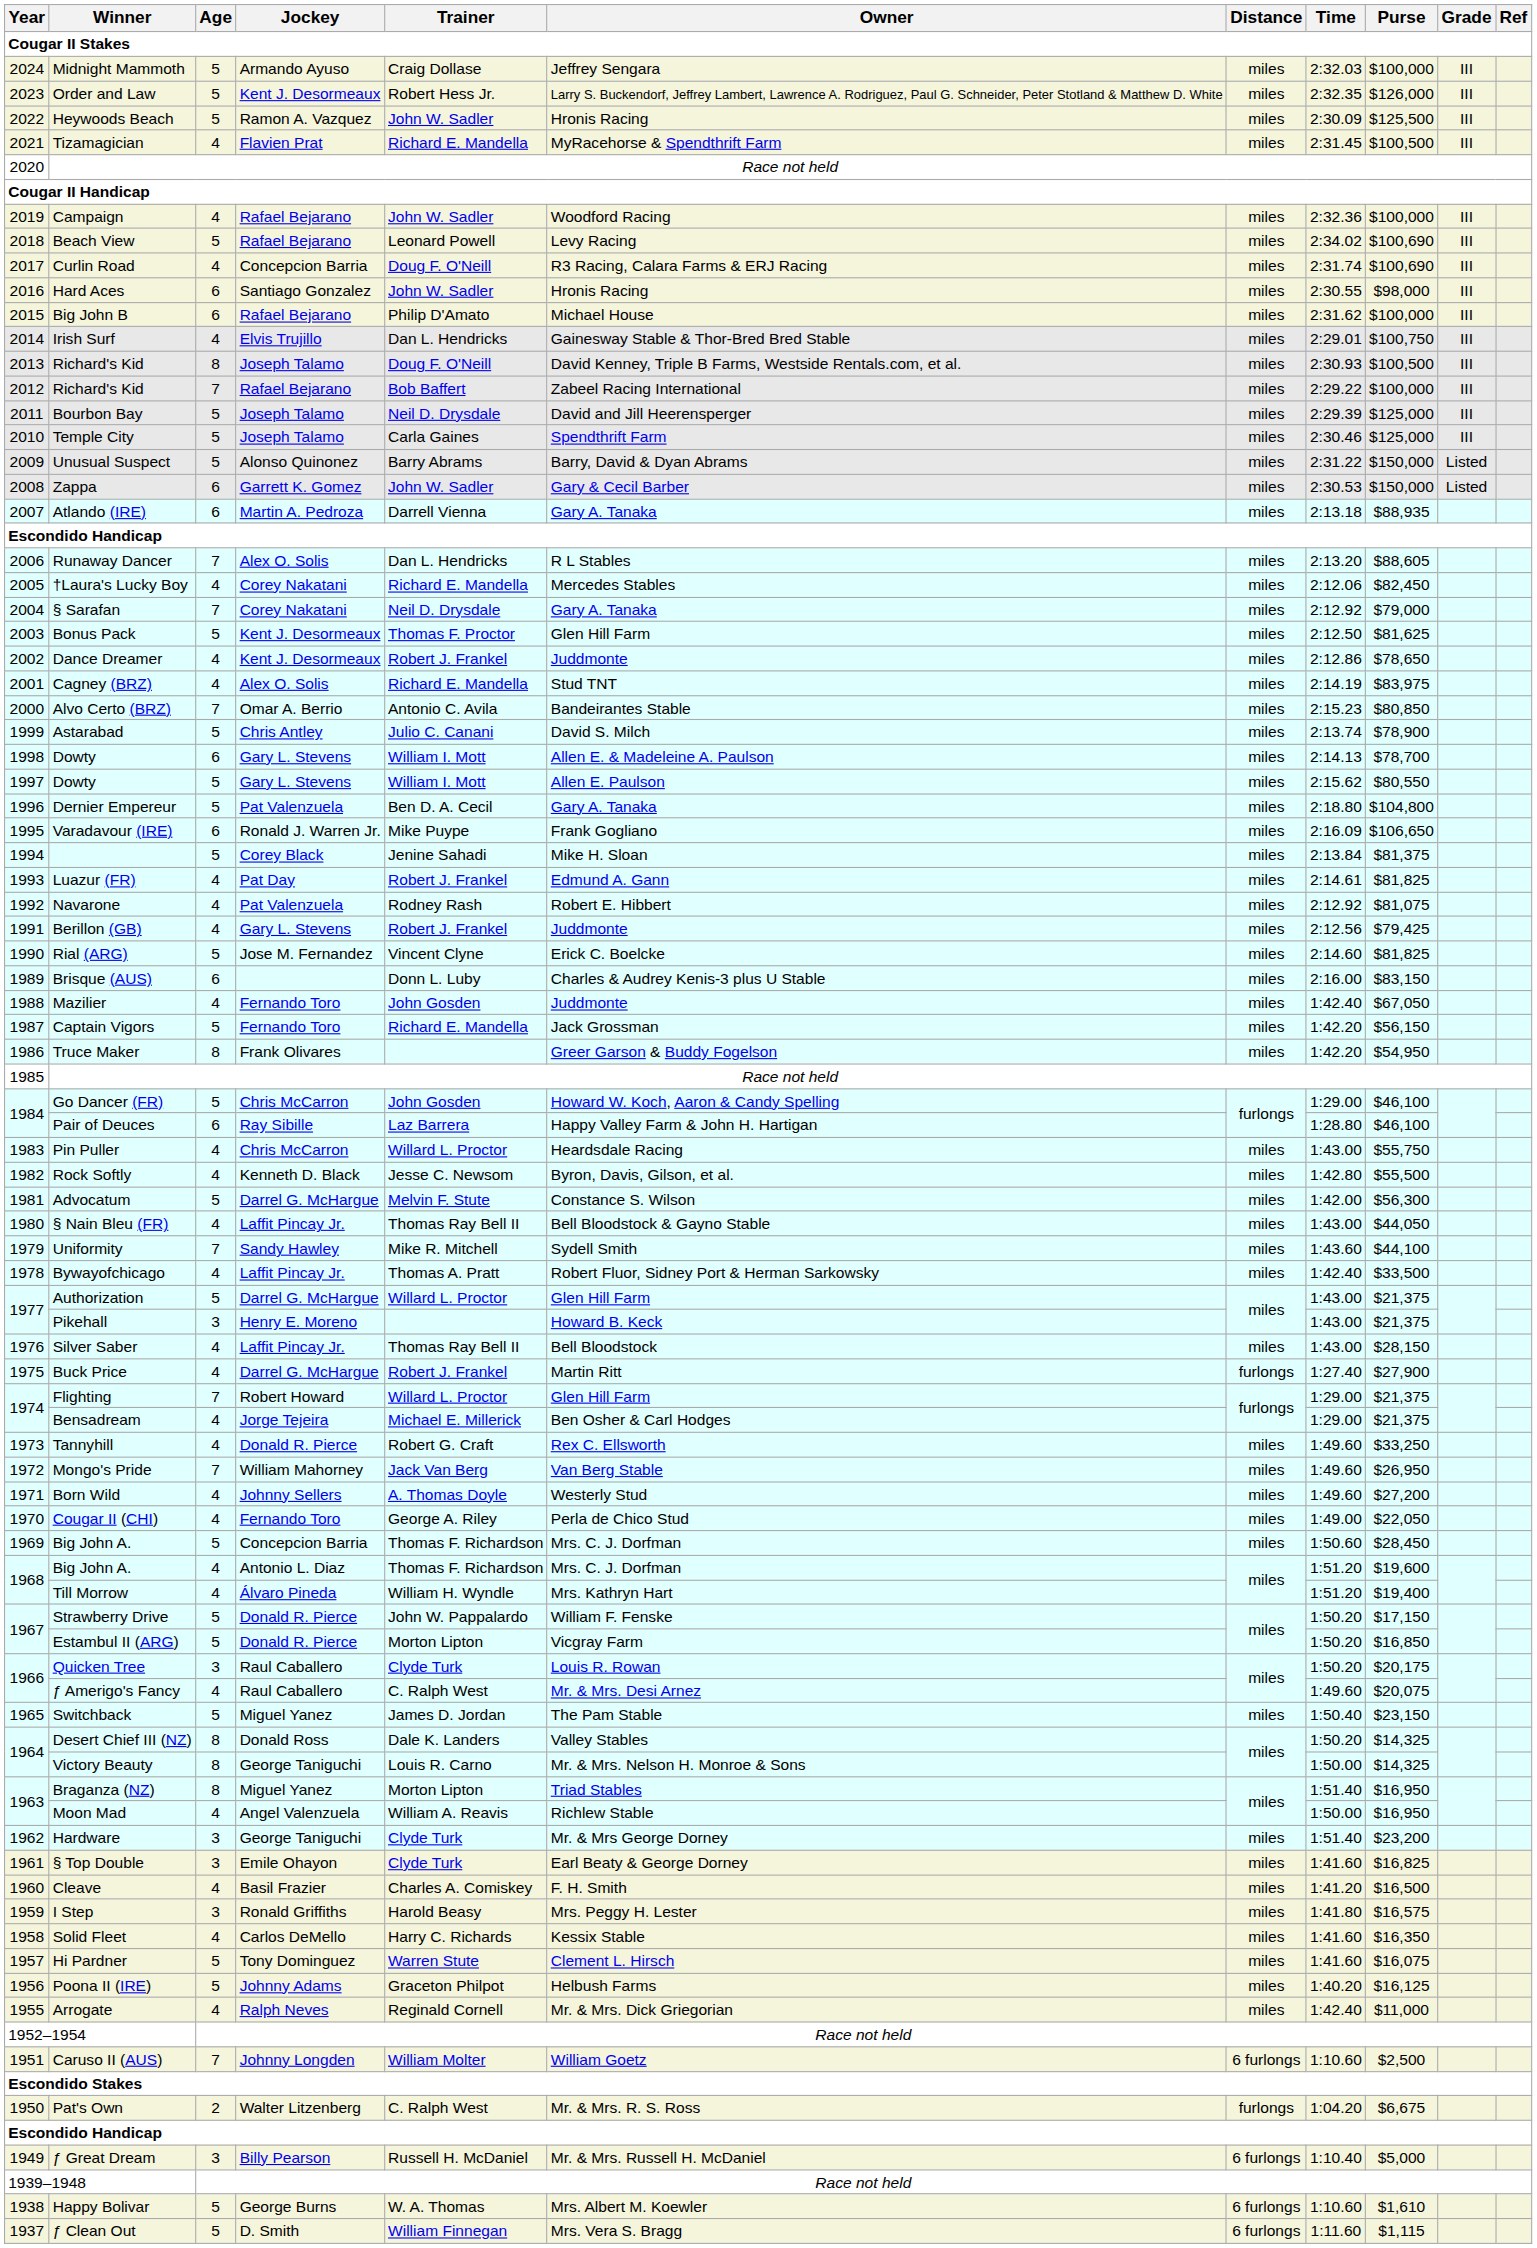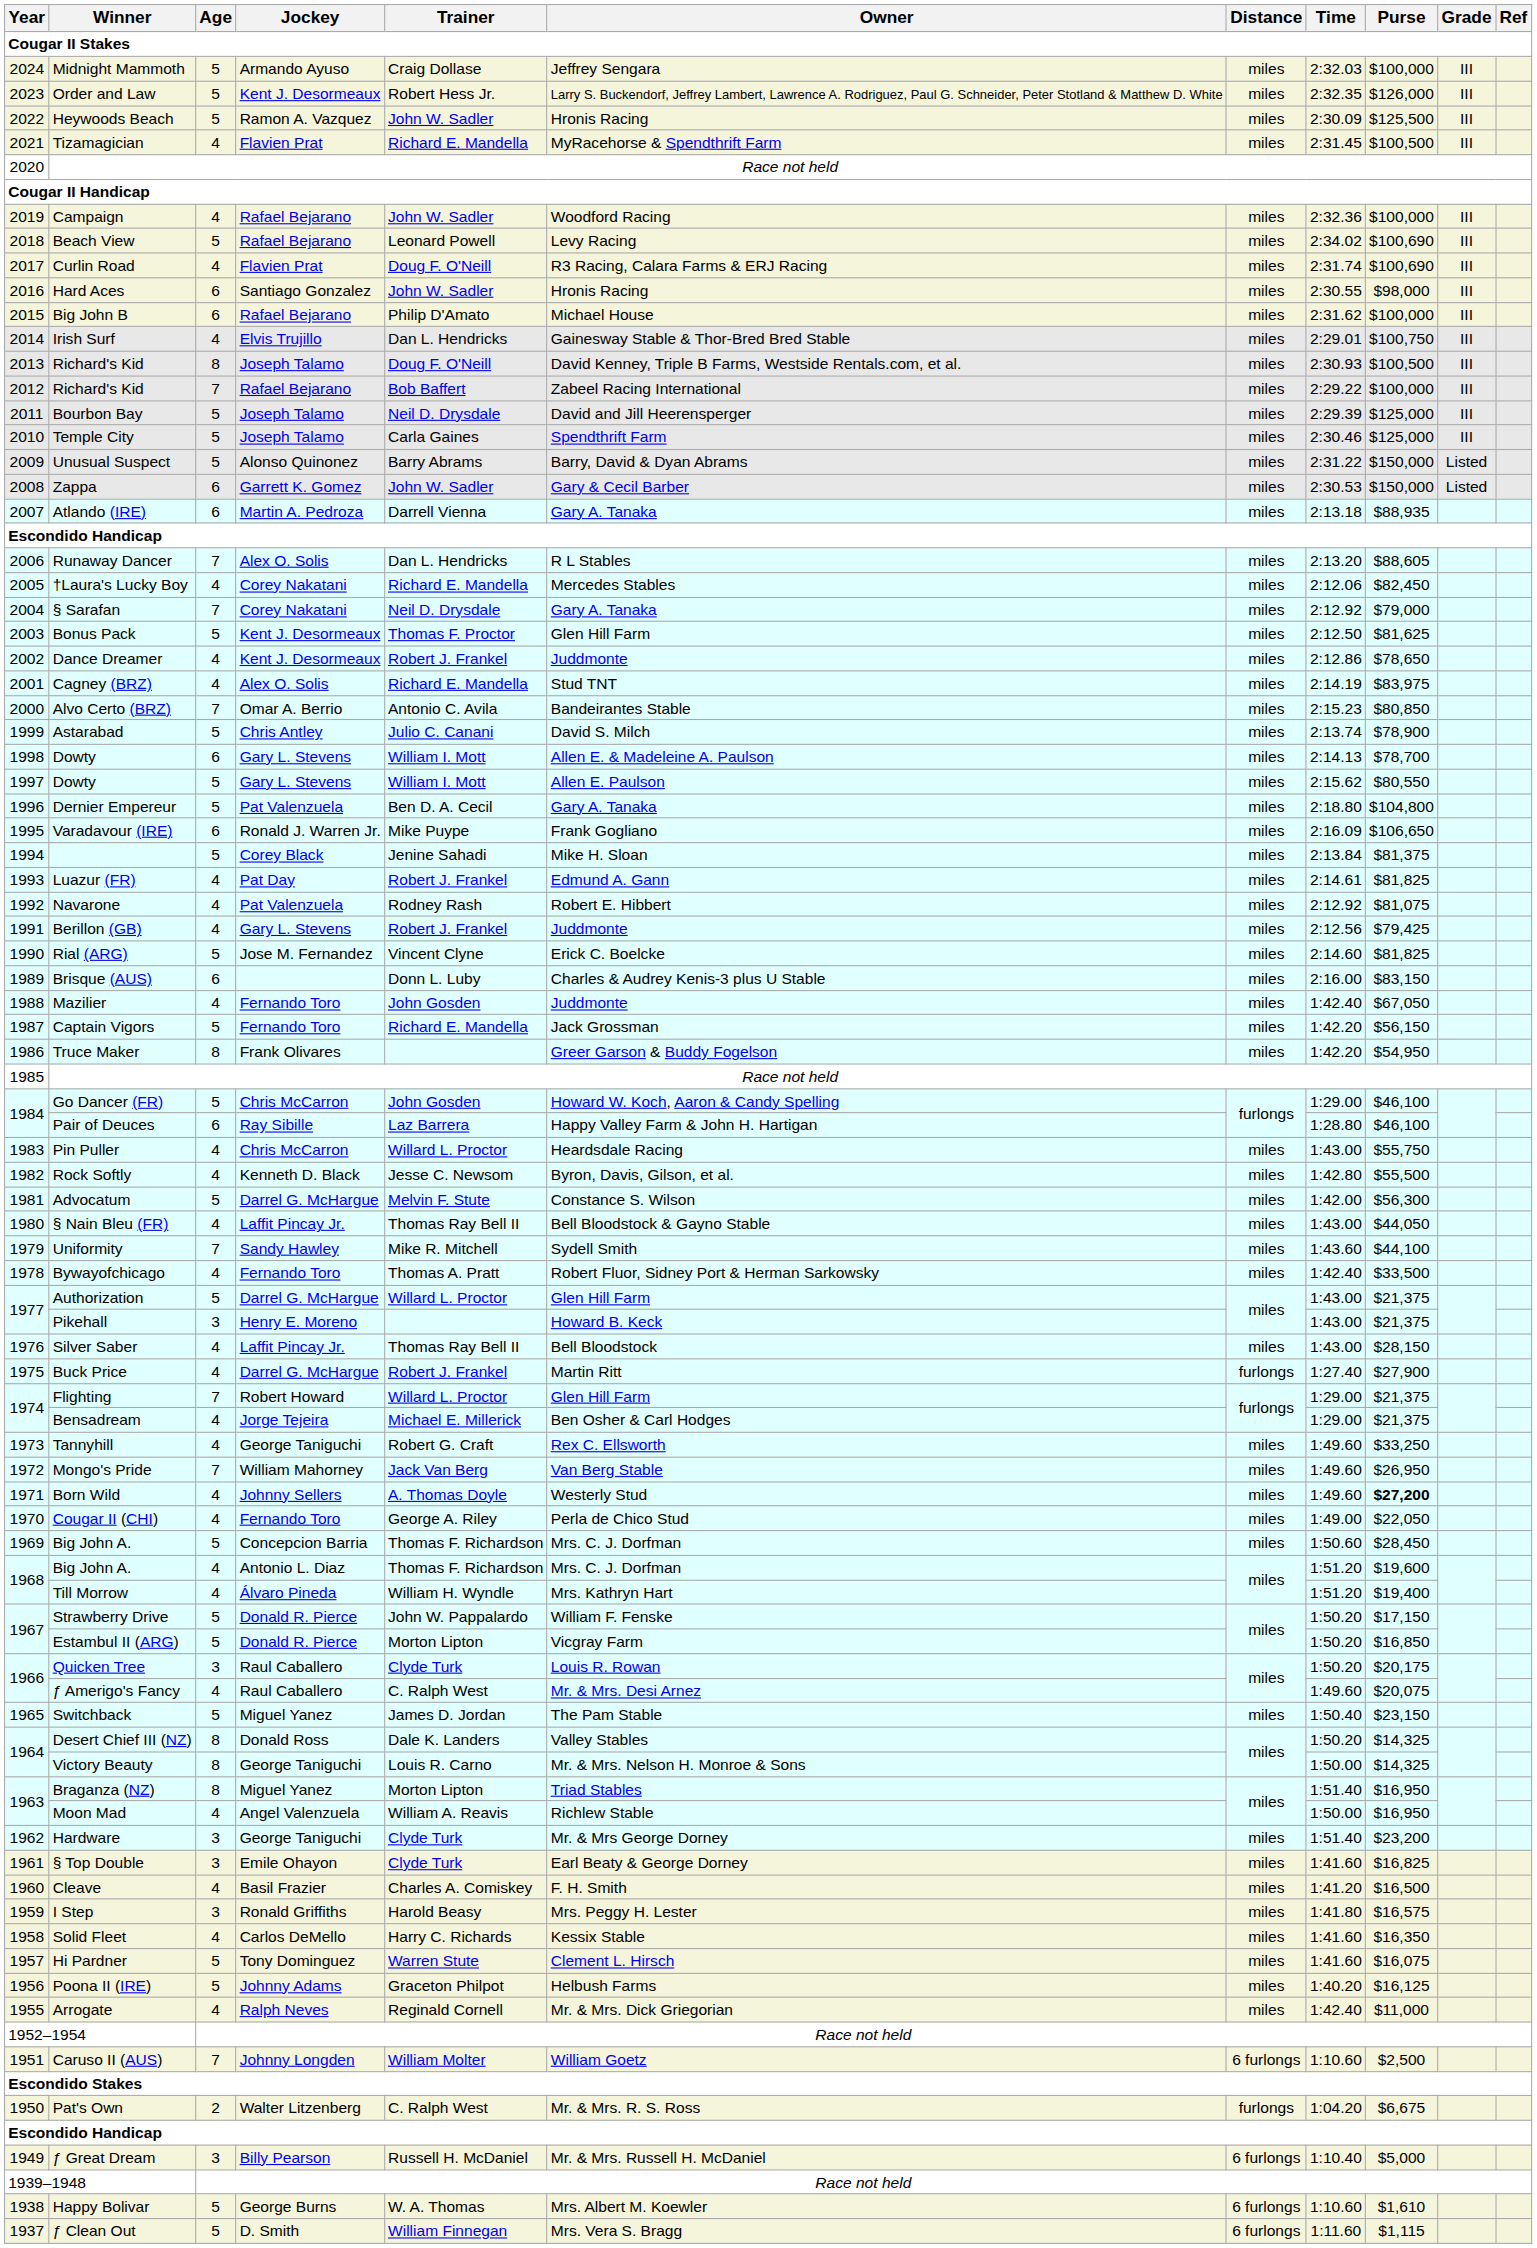(304, 265) Concepcion Barria -> (281, 265) Flavien Prat
(292, 1273) Laffit Pincay Jr. -> (290, 1273) Fernando Toro
(298, 1445) Donald R. Pierce -> (300, 1445) George Taniguchi
(1402, 1494) normal -> (1402, 1494) bold
